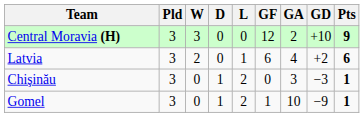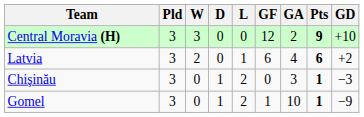columns swapped: (321, 15) <-> (347, 15)
